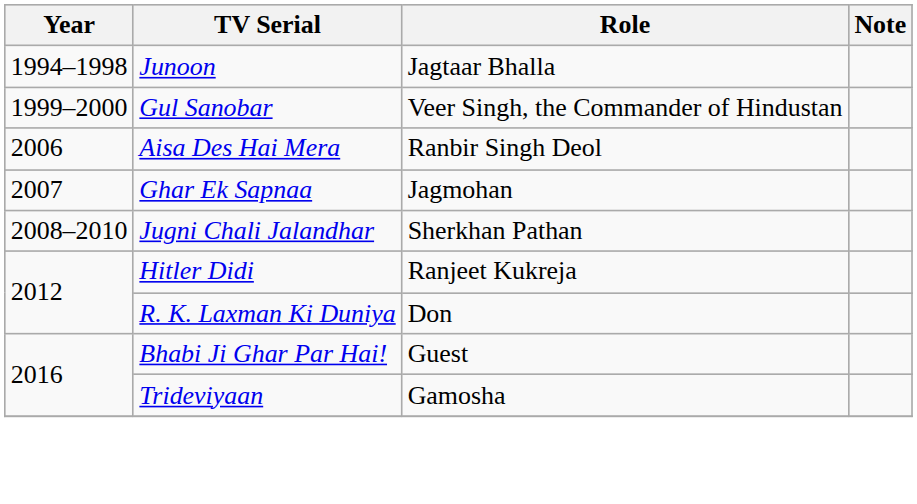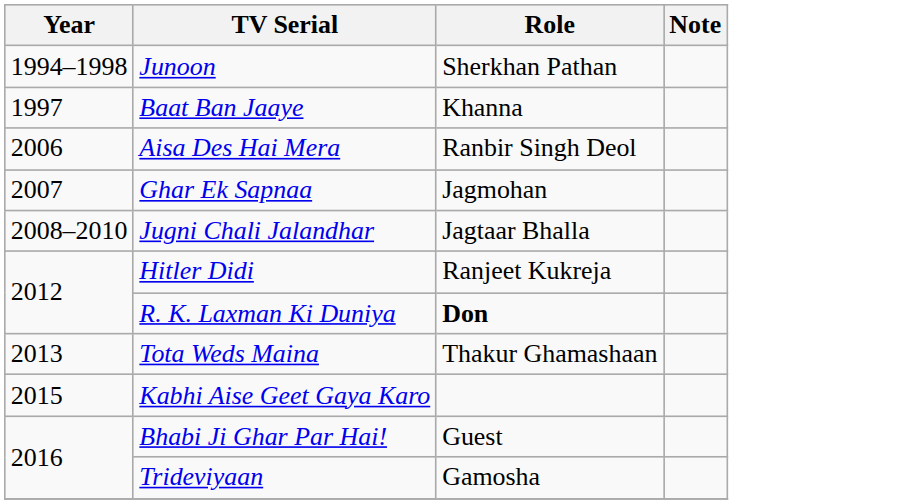(481, 66) Jagtaar Bhalla -> (530, 66) Sherkhan Pathan
+ row: (221, 107)
- row: (206, 107)
(495, 230) Sherkhan Pathan -> (516, 230) Jagtaar Bhalla
(430, 312) normal -> (465, 312) bold
+ row: (229, 353)
+ row: (285, 395)
